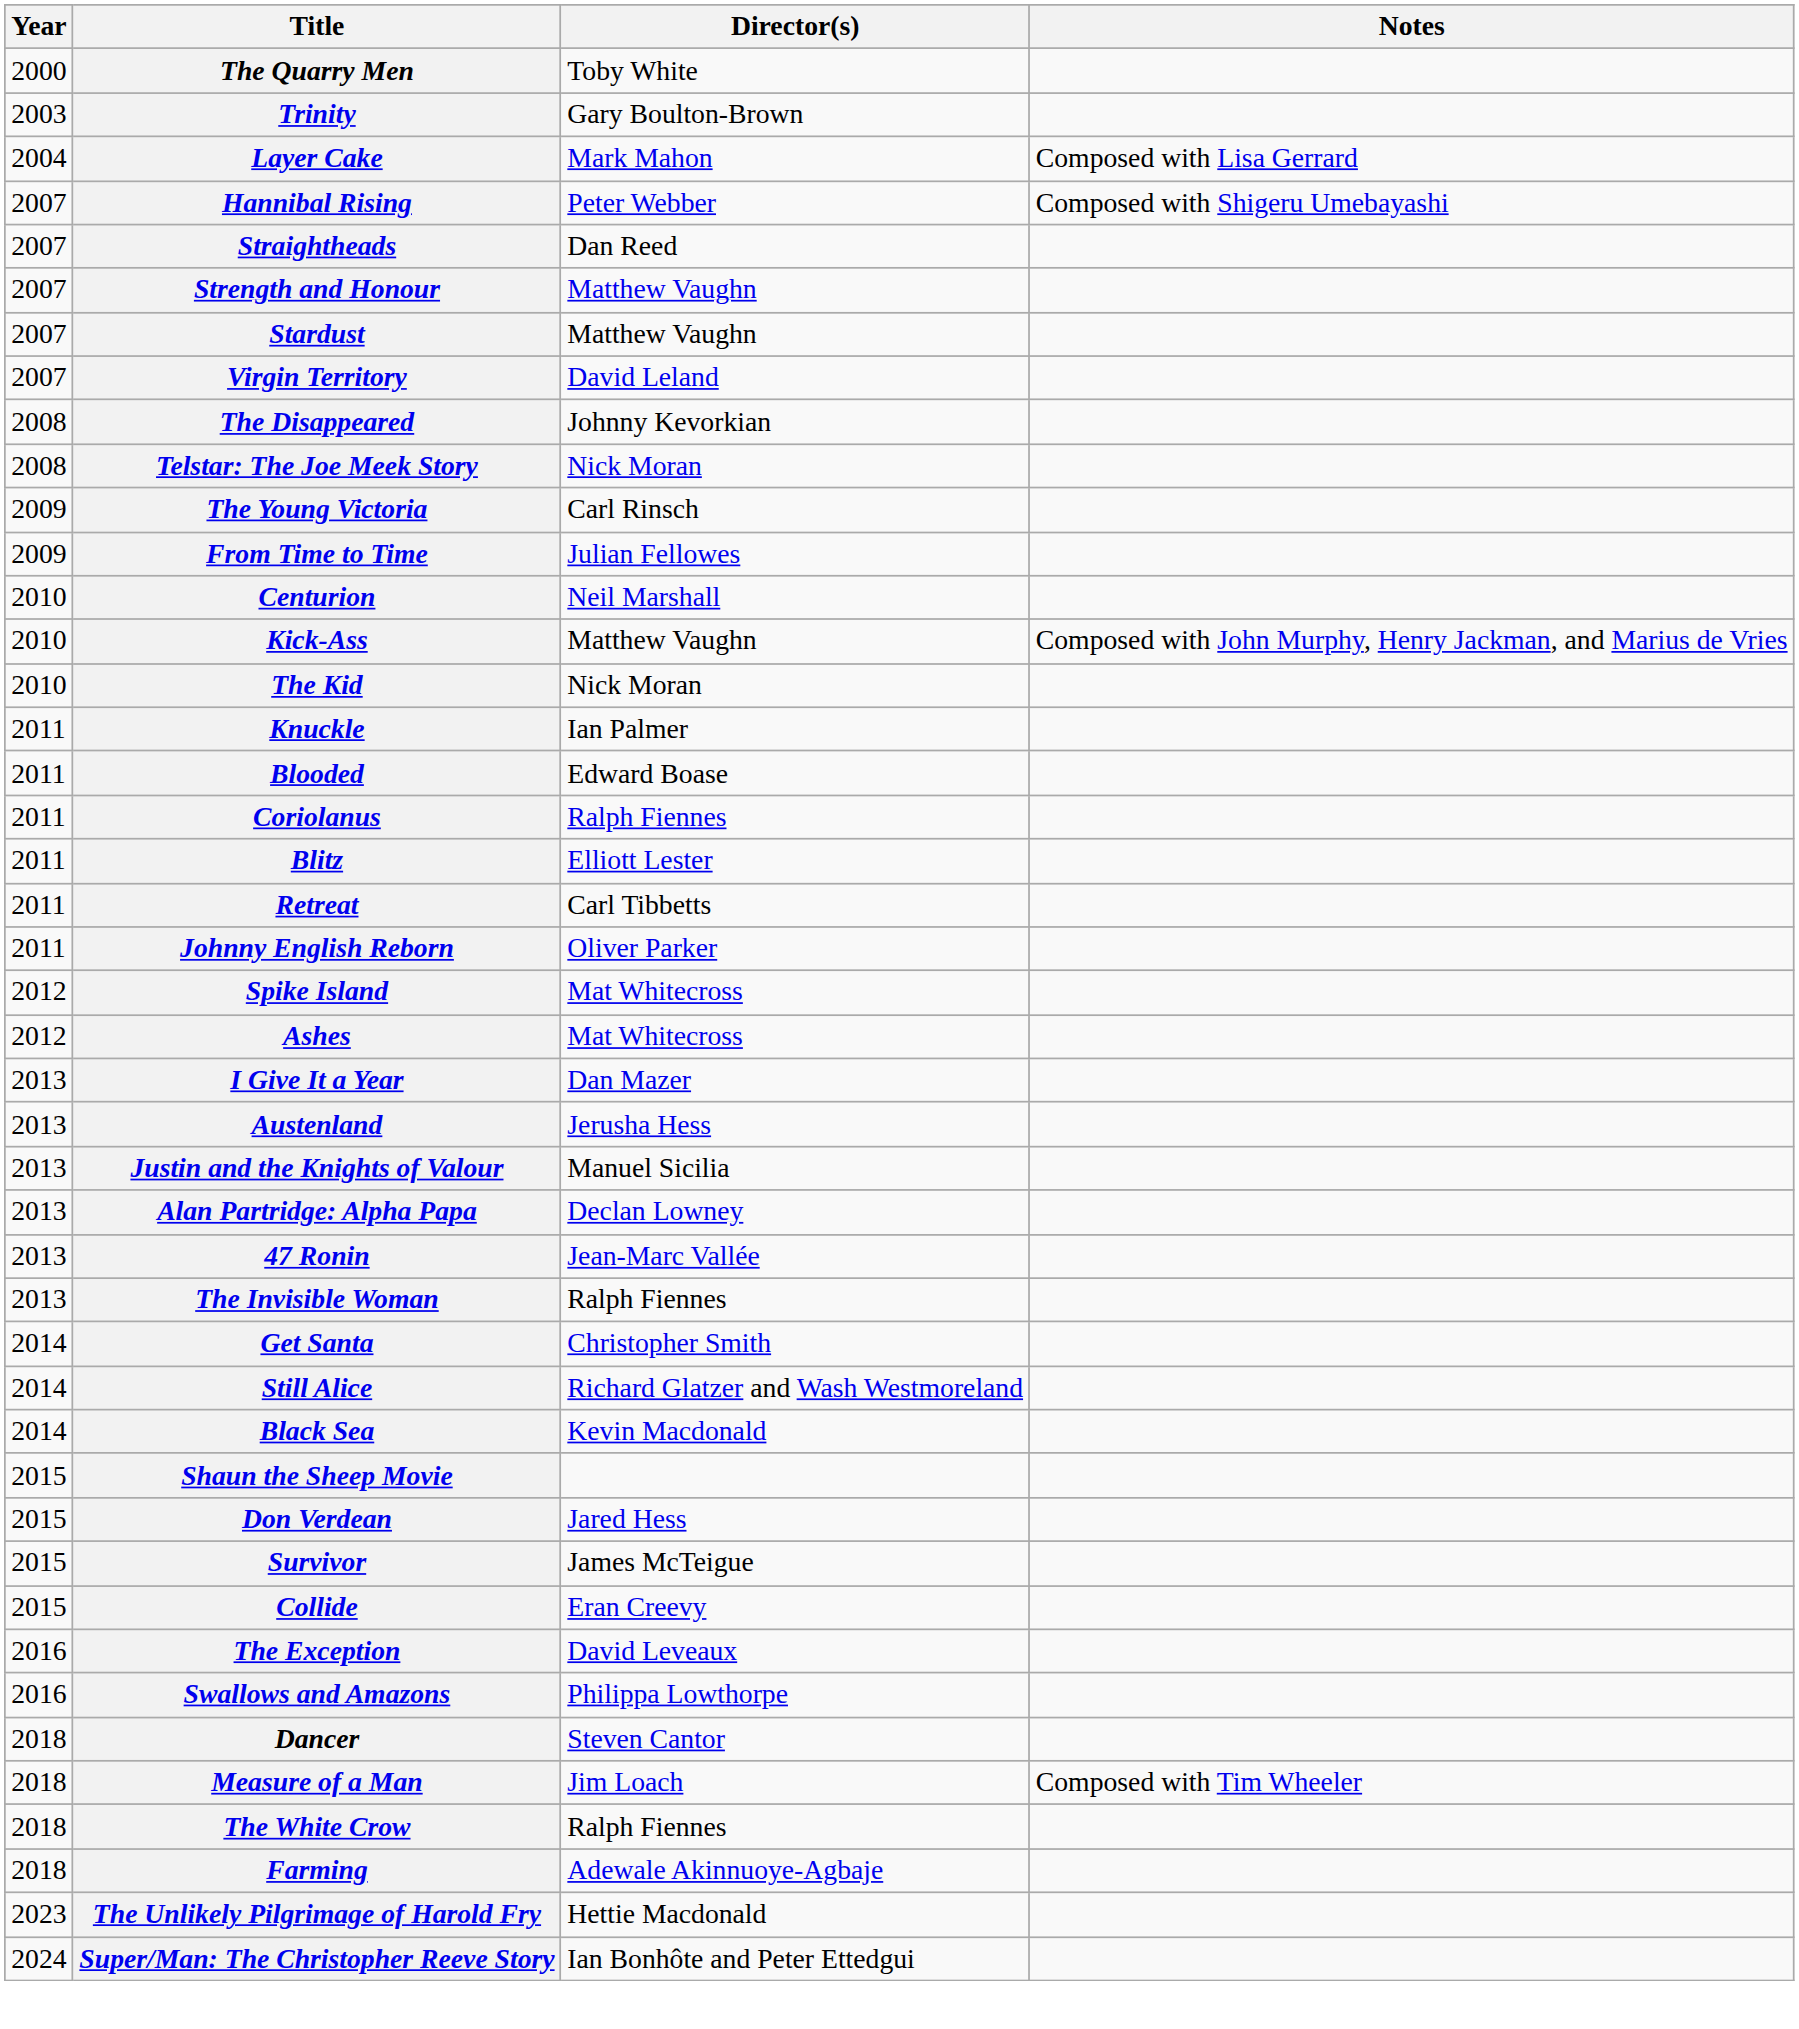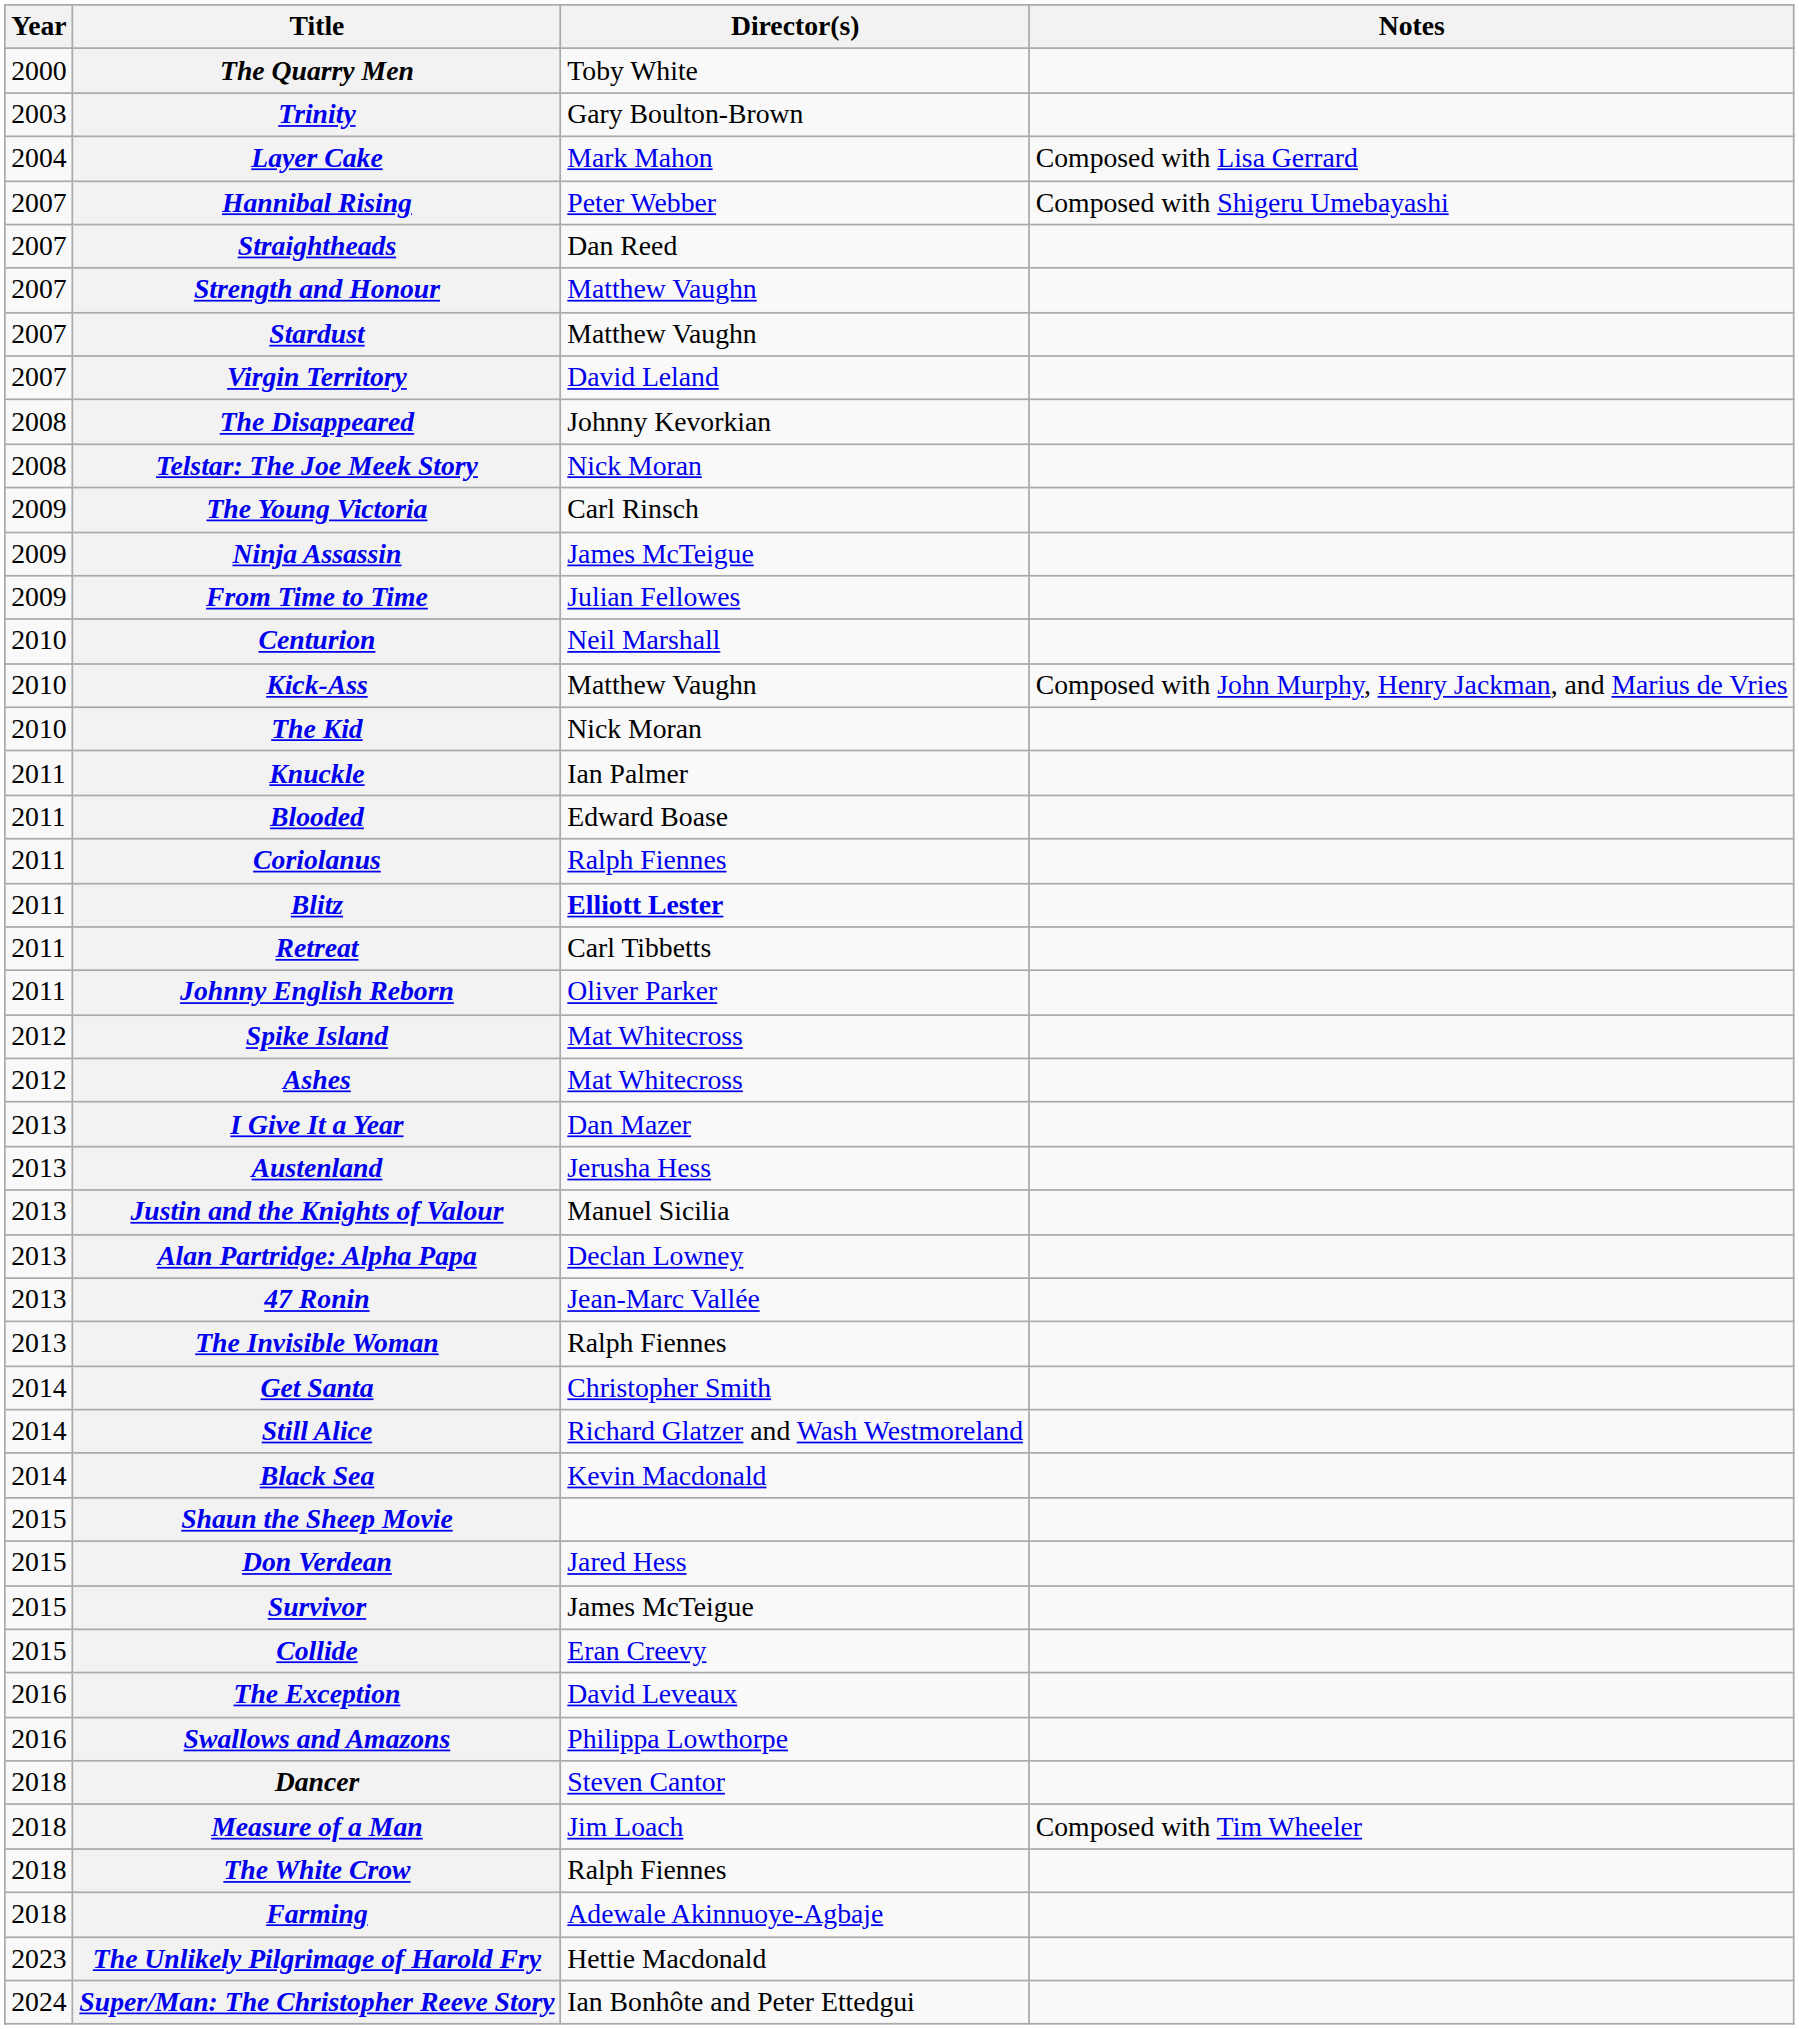+ row: (317, 553)
(640, 860) normal -> (645, 904) bold
